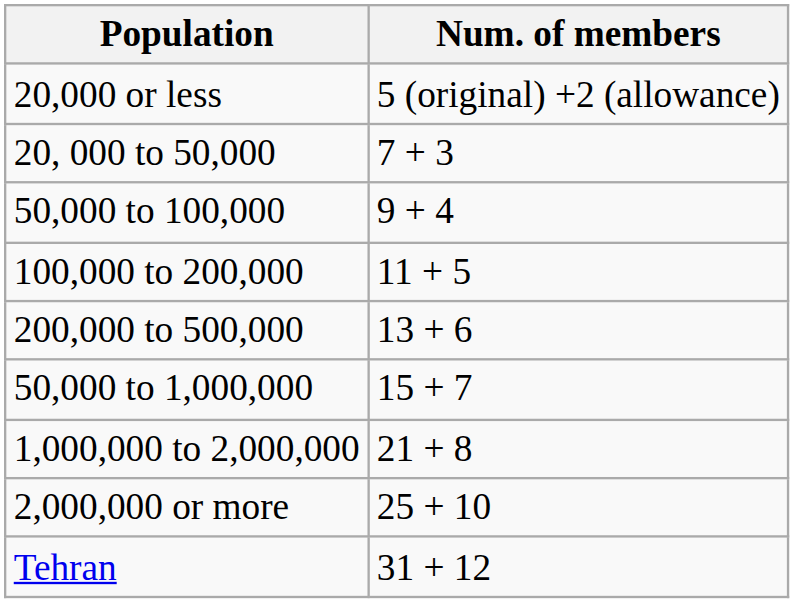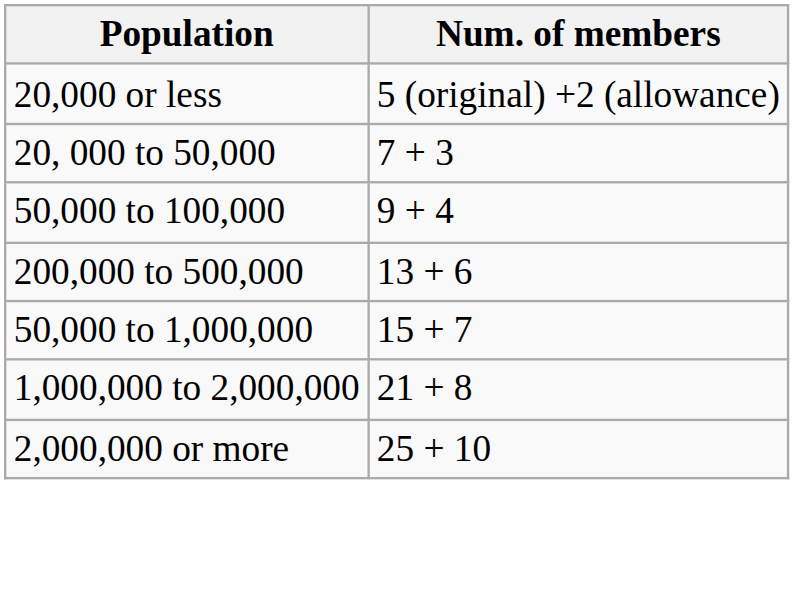- row: (159, 270)
- row: (65, 566)
